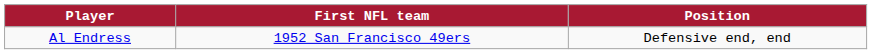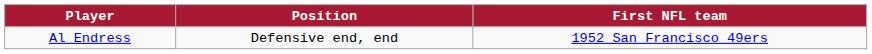columns swapped: (717, 16) <-> (372, 16)
